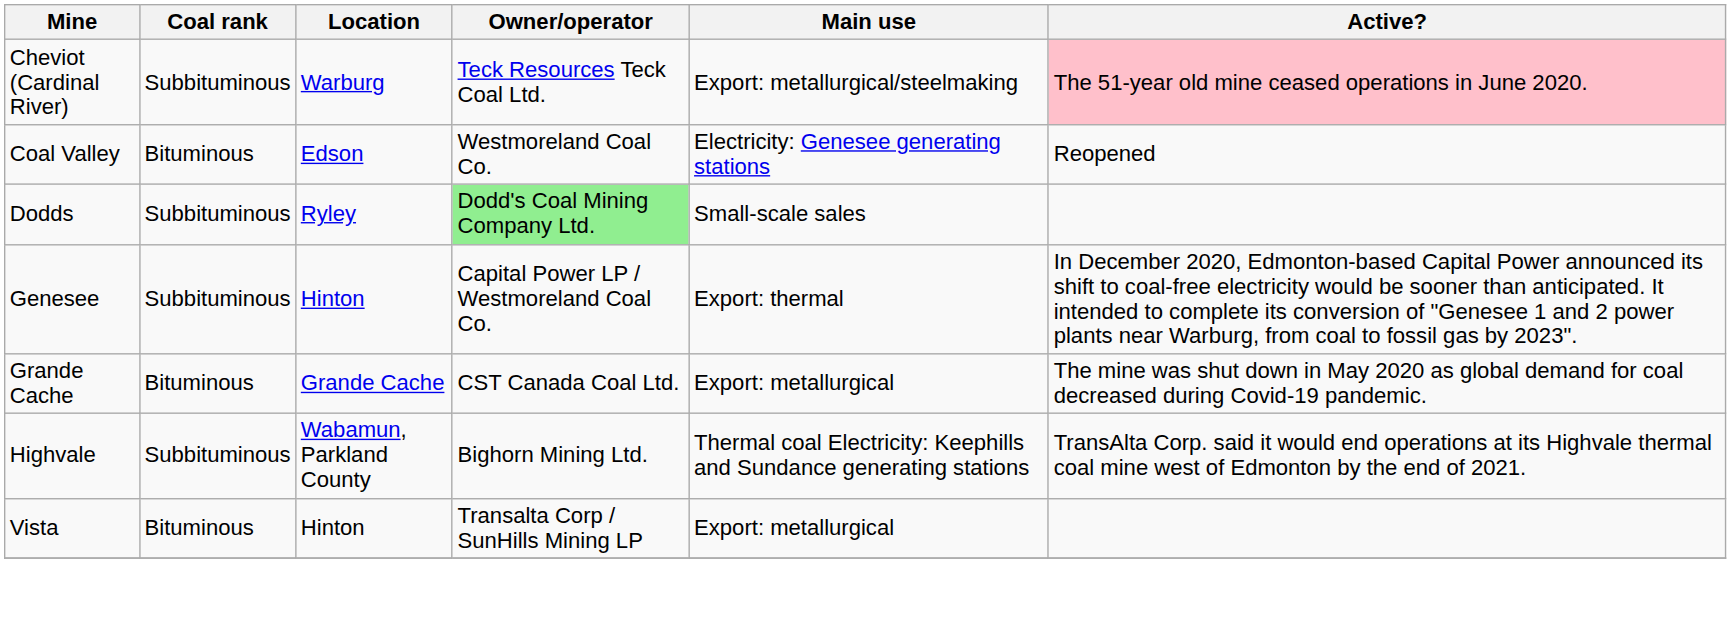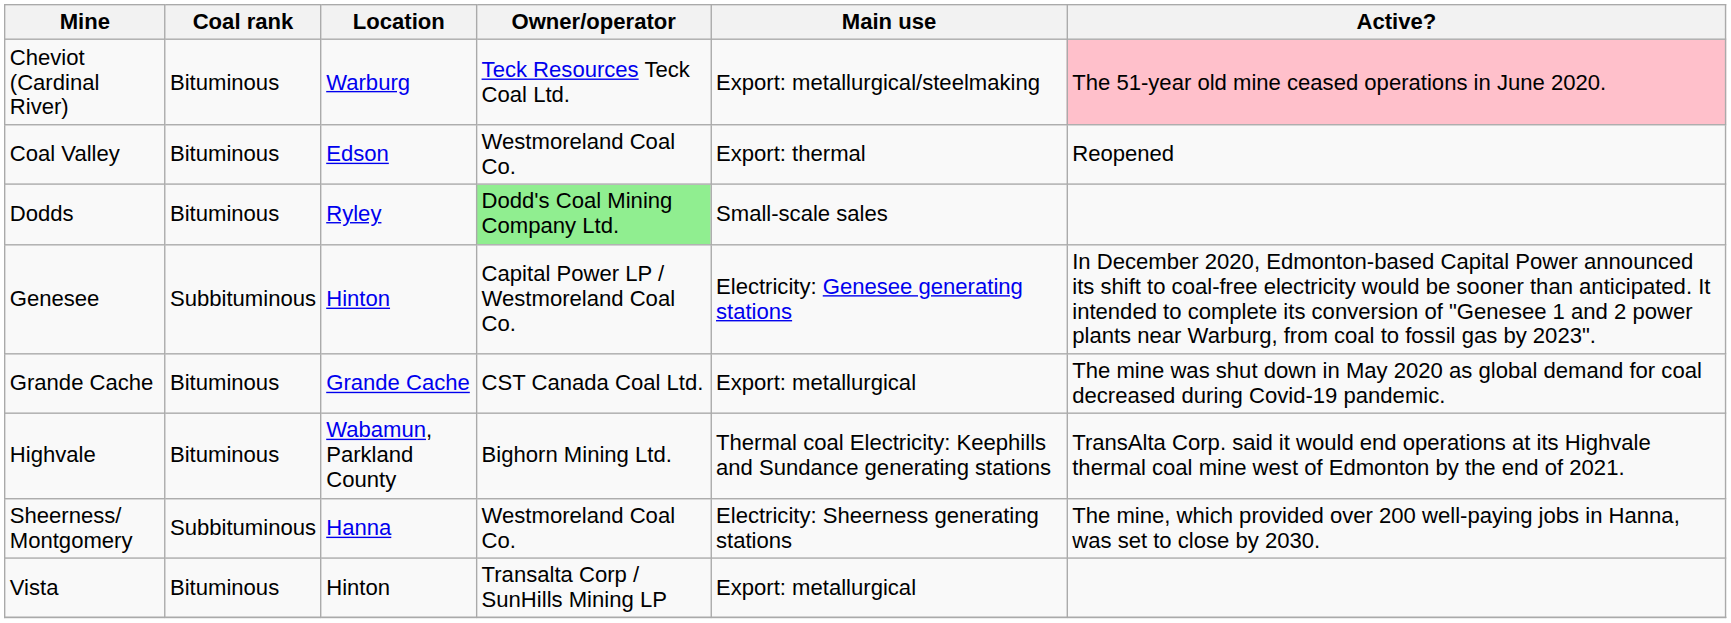(218, 81) Subbituminous -> (225, 81) Bituminous
(847, 154) Electricity: Genesee generating stations -> (791, 154) Export: thermal
(218, 214) Subbituminous -> (225, 214) Bituminous
(769, 298) Export: thermal -> (869, 298) Electricity: Genesee generating stations
(218, 455) Subbituminous -> (225, 455) Bituminous
+ row: (71, 527)
